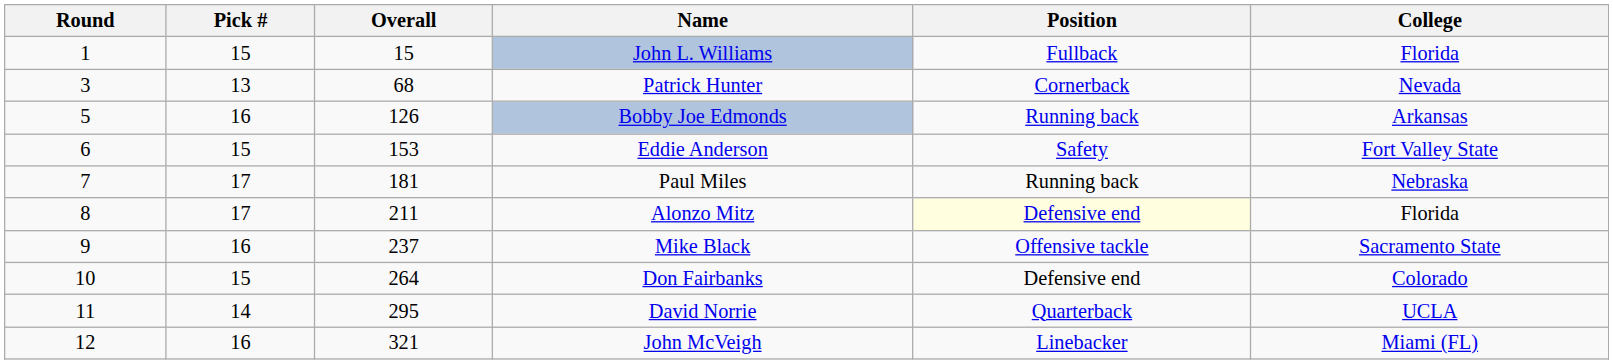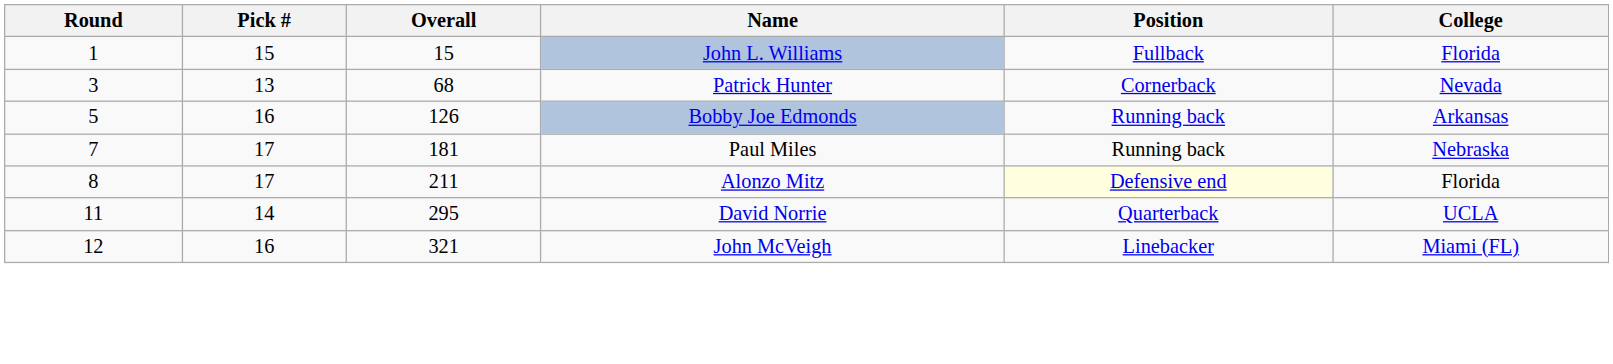- row: (703, 149)
- row: (703, 246)
- row: (703, 278)
